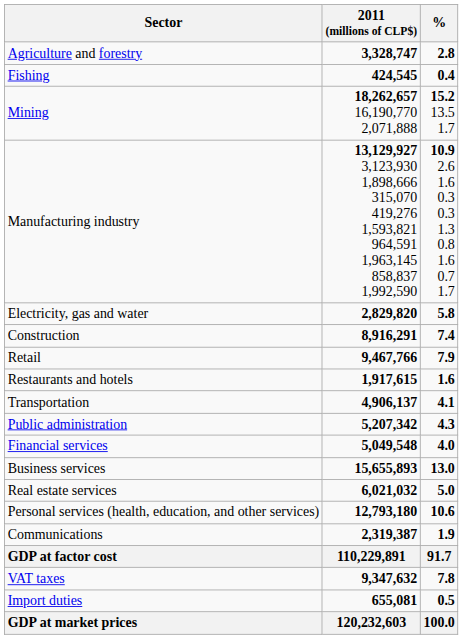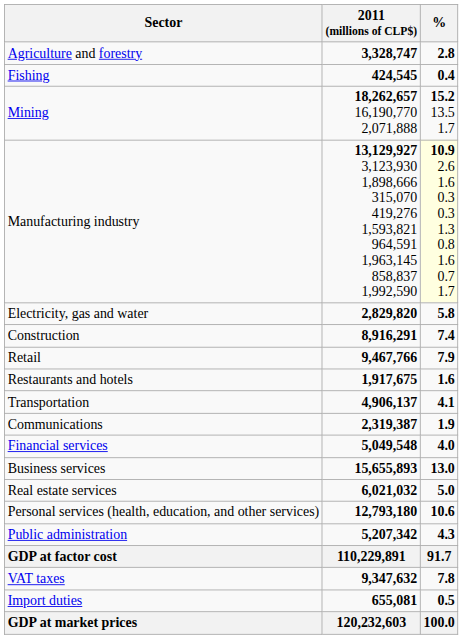(443, 221) no background -> (443, 221) lightyellow background
(389, 380) 1,917,615 -> (389, 380) 1,917,675
rows swapped: (55, 534) <-> (67, 424)
